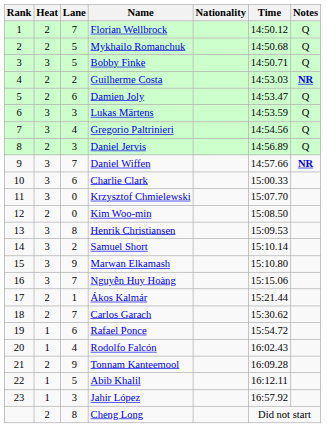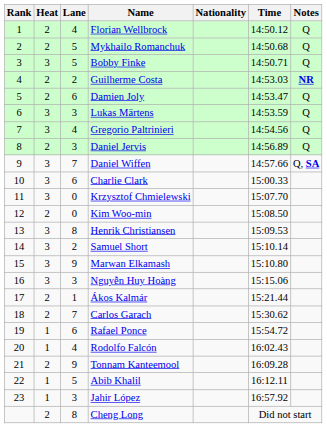(74, 29) 7 -> (74, 29) 4
(306, 163) NR -> (306, 163) Q, SA
(74, 280) 7 -> (74, 280) 3
